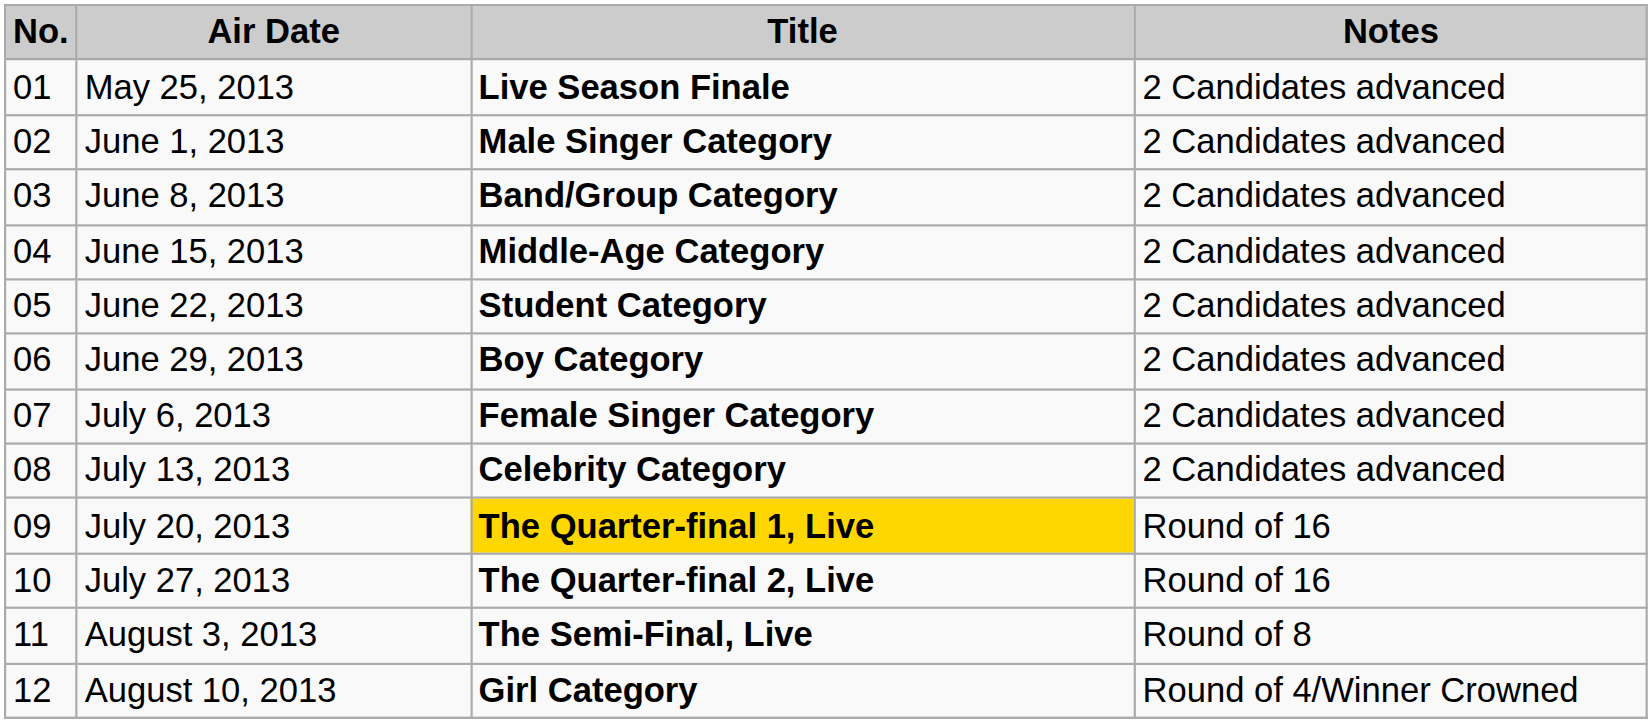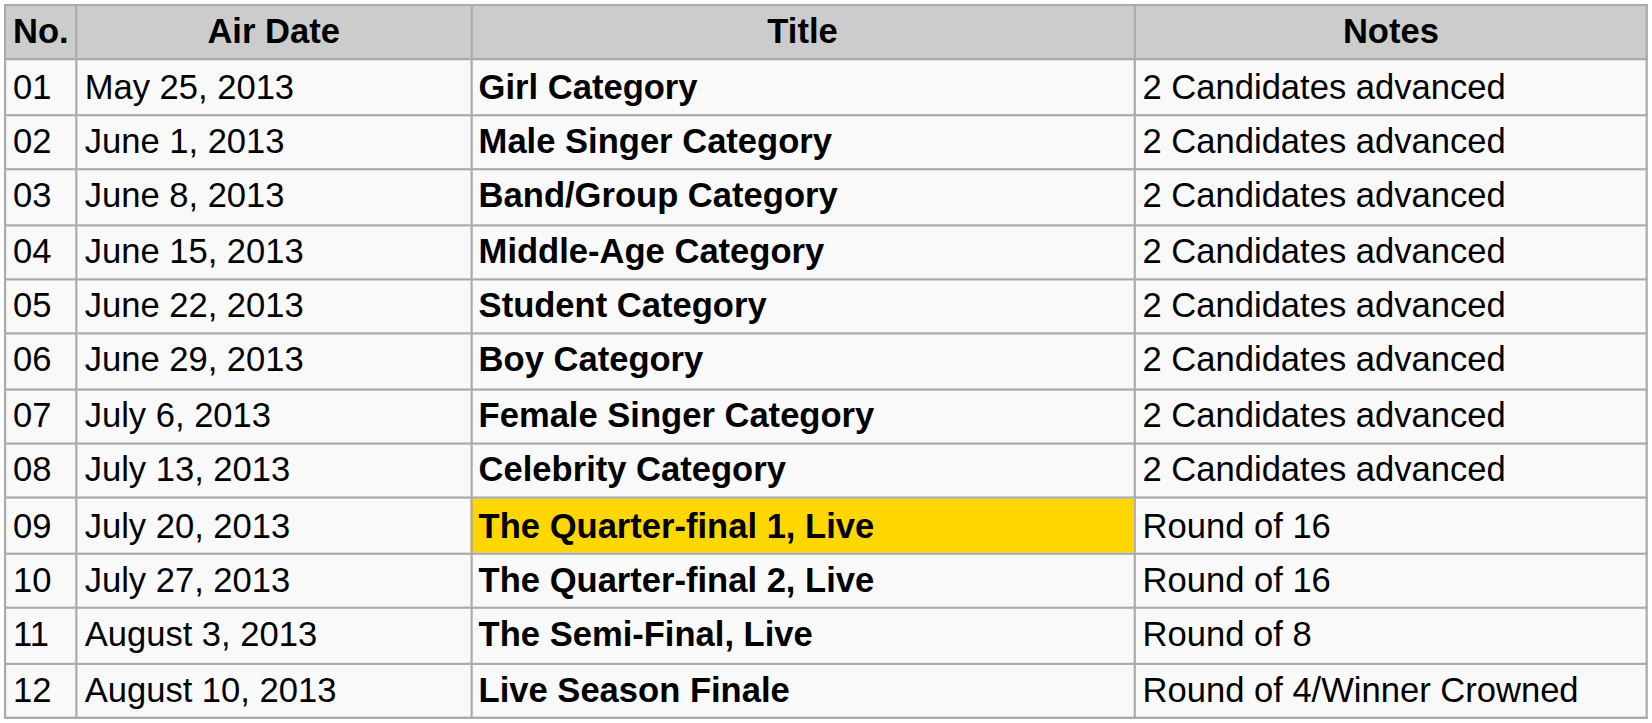(634, 86) Live Season Finale -> (588, 86) Girl Category
(588, 689) Girl Category -> (634, 689) Live Season Finale
